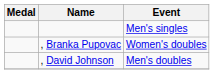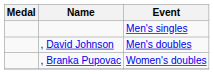rows swapped: (81, 45) <-> (77, 61)
